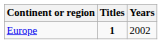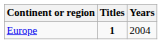(140, 30) 2002 -> (140, 30) 2004
